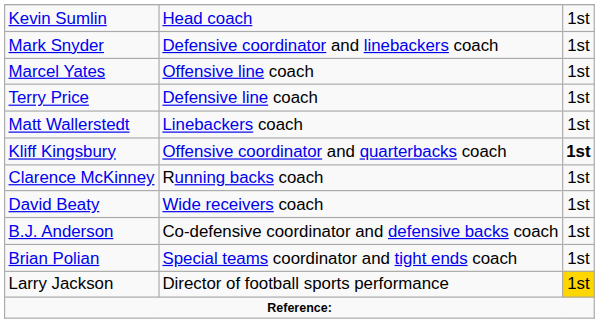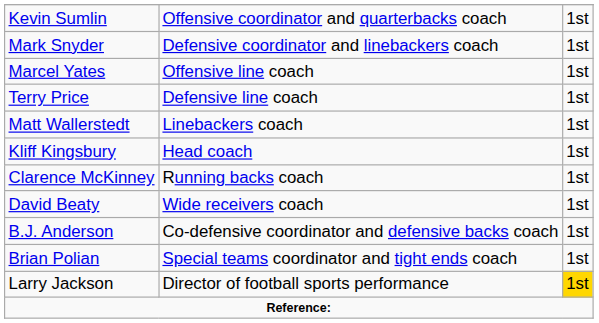(207, 18) Head coach -> (335, 18) Offensive coordinator and quarterbacks coach
(335, 151) Offensive coordinator and quarterbacks coach -> (207, 151) Head coach
(578, 151) bold -> (577, 151) normal
